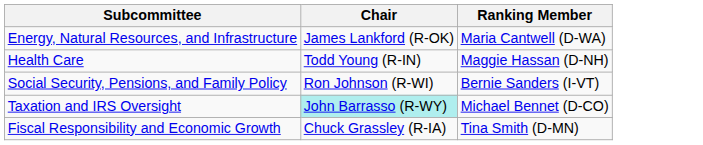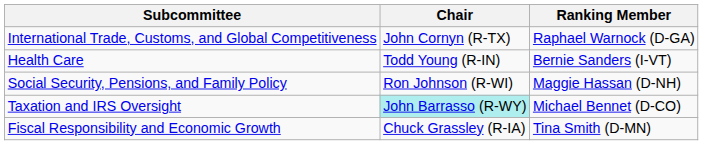- row: (152, 38)
+ row: (192, 38)
(535, 60) Maggie Hassan (D-NH) -> (602, 60) Bernie Sanders (I-VT)
(530, 83) Bernie Sanders (I-VT) -> (607, 83) Maggie Hassan (D-NH)
